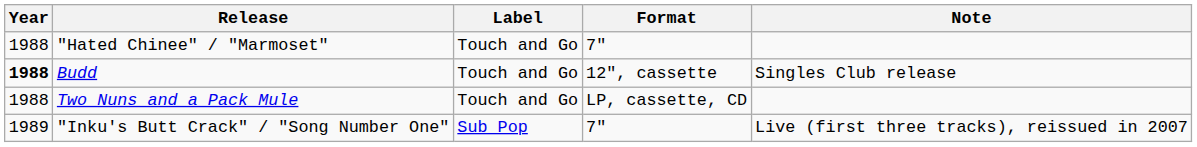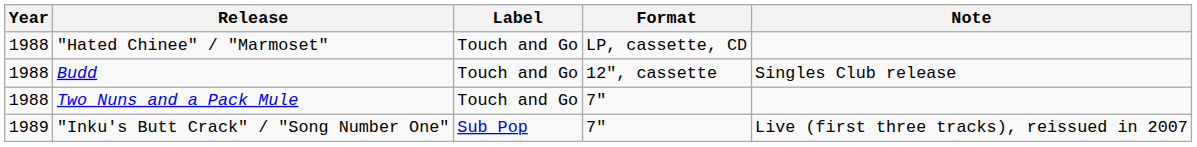(596, 46) 7" -> (667, 46) LP, cassette, CD
(29, 73) bold -> (29, 73) normal
(667, 100) LP, cassette, CD -> (596, 100) 7"
